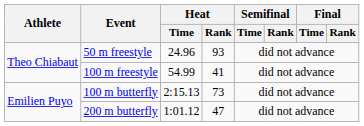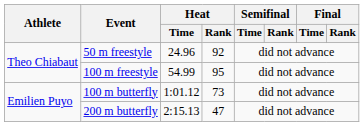(218, 53) 93 -> (218, 53) 92
(218, 72) 41 -> (218, 72) 95
(181, 92) 2:15.13 -> (181, 92) 1:01.12
(181, 112) 1:01.12 -> (181, 112) 2:15.13
